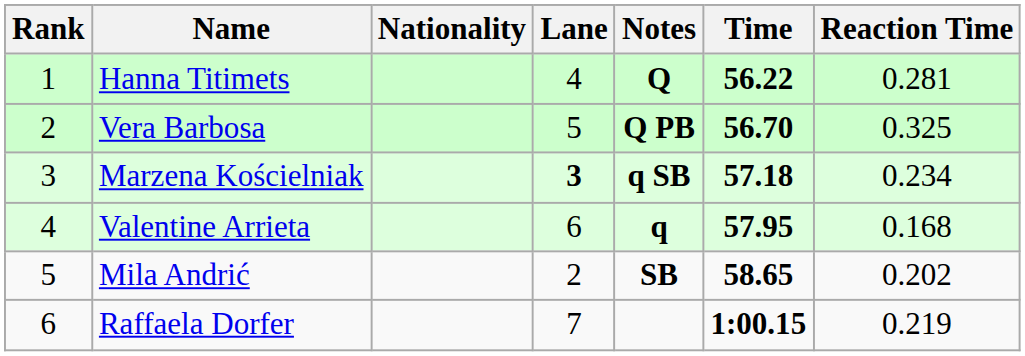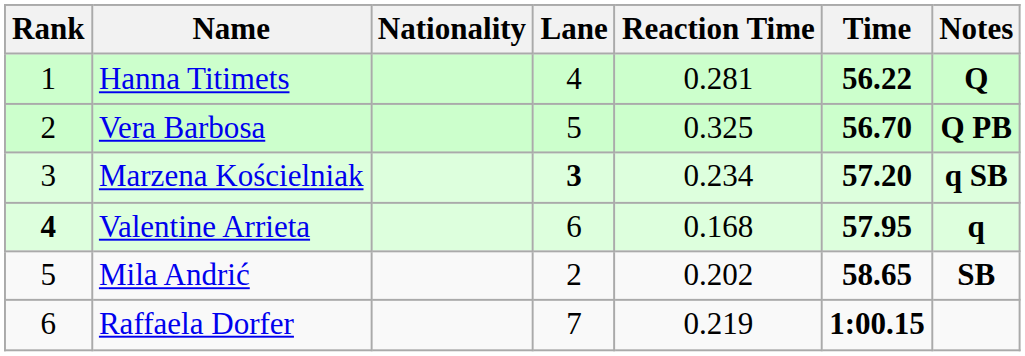columns swapped: (917, 29) <-> (659, 29)
(758, 176) 57.18 -> (877, 176) 57.20
(48, 226) normal -> (48, 226) bold
